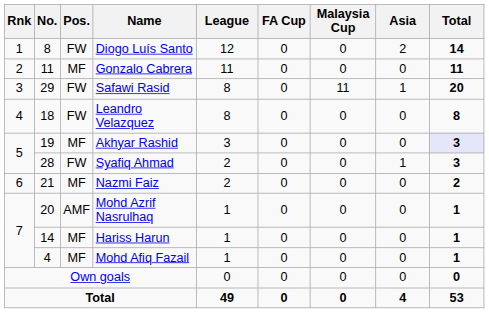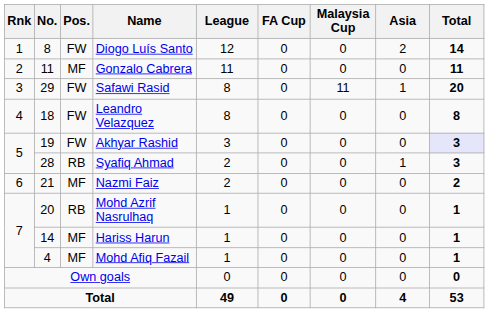(77, 143) MF -> (77, 143) FW
(77, 163) FW -> (77, 163) RB
(77, 210) AMF -> (77, 210) RB
